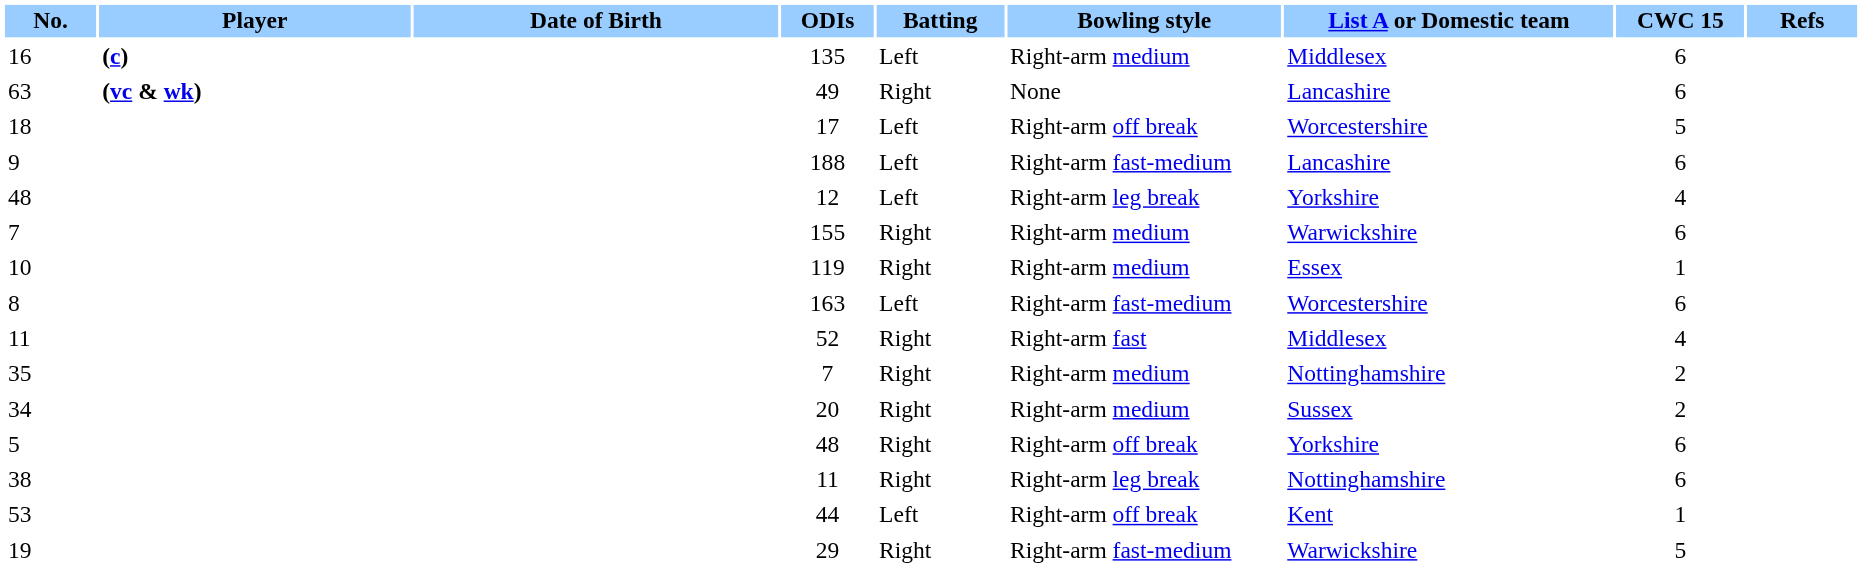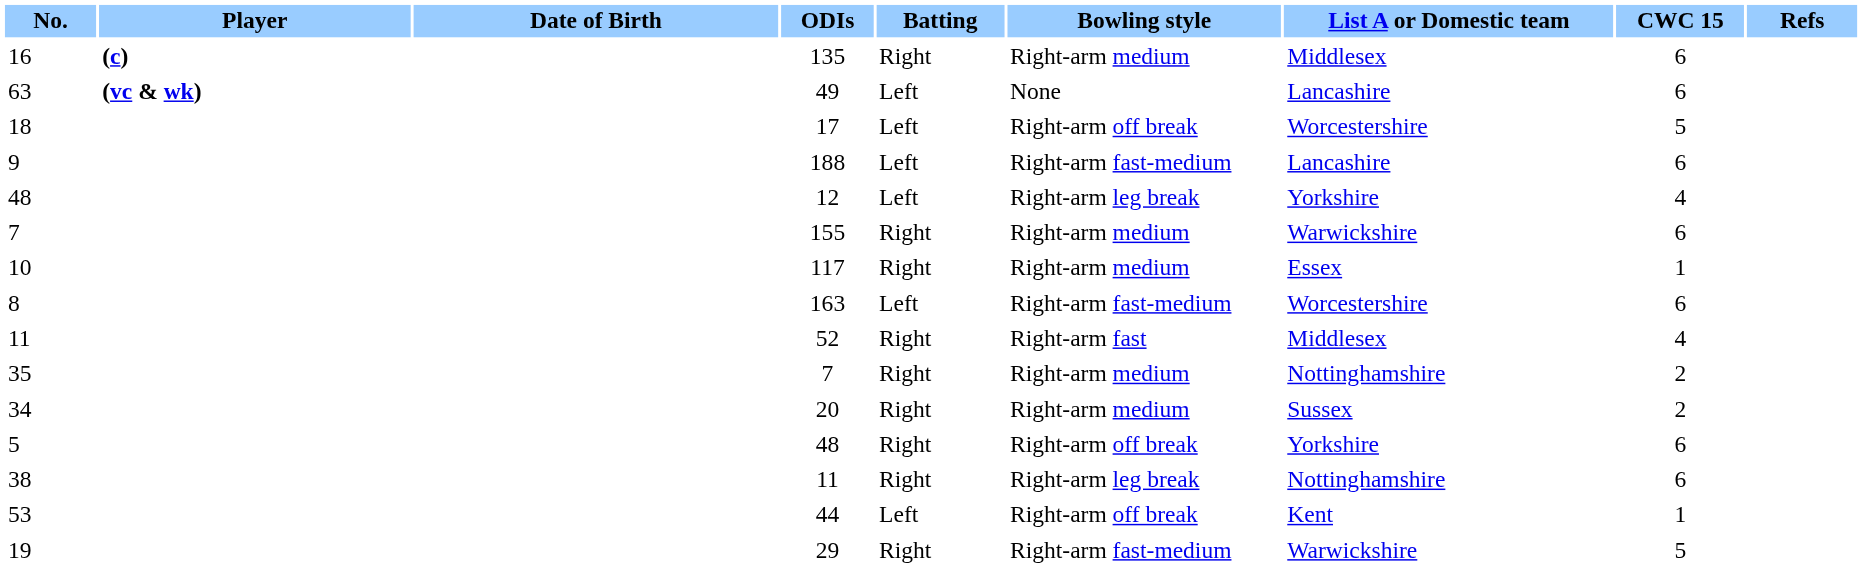(899, 56) Left -> (905, 56) Right
(905, 91) Right -> (899, 91) Left
(827, 267) 119 -> (827, 267) 117
